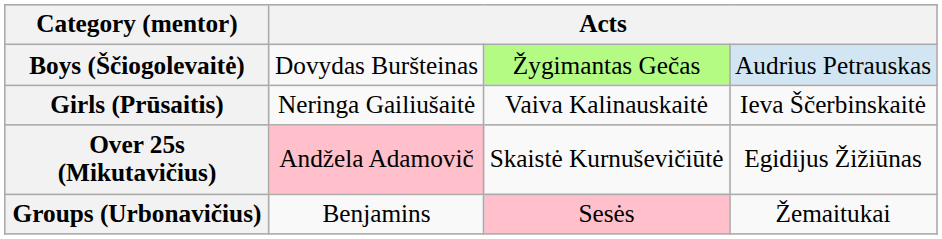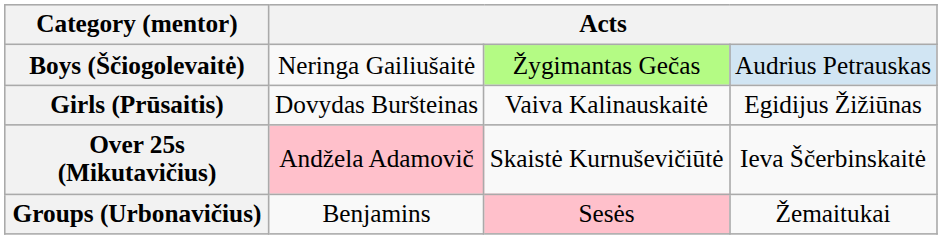(377, 64) Dovydas Buršteinas -> (377, 64) Neringa Gailiušaitė
(377, 104) Neringa Gailiušaitė -> (377, 104) Dovydas Buršteinas
(833, 104) Ieva Ščerbinskaitė -> (833, 104) Egidijus Žižiūnas
(833, 159) Egidijus Žižiūnas -> (833, 159) Ieva Ščerbinskaitė
